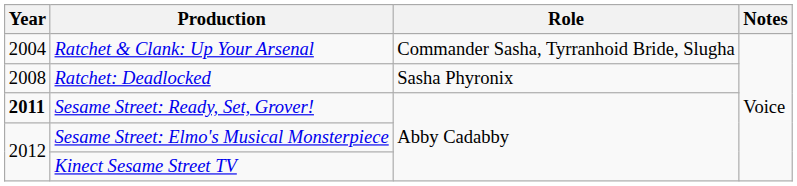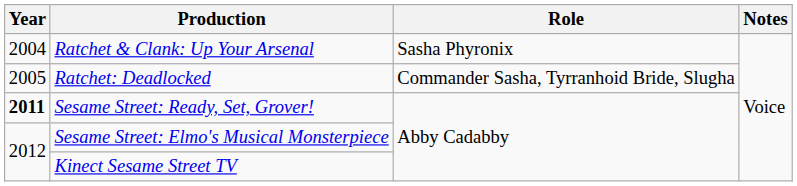(566, 48) Commander Sasha, Tyrranhoid Bride, Slugha -> (455, 48) Sasha Phyronix
(27, 78) 2008 -> (27, 78) 2005
(455, 78) Sasha Phyronix -> (566, 78) Commander Sasha, Tyrranhoid Bride, Slugha
